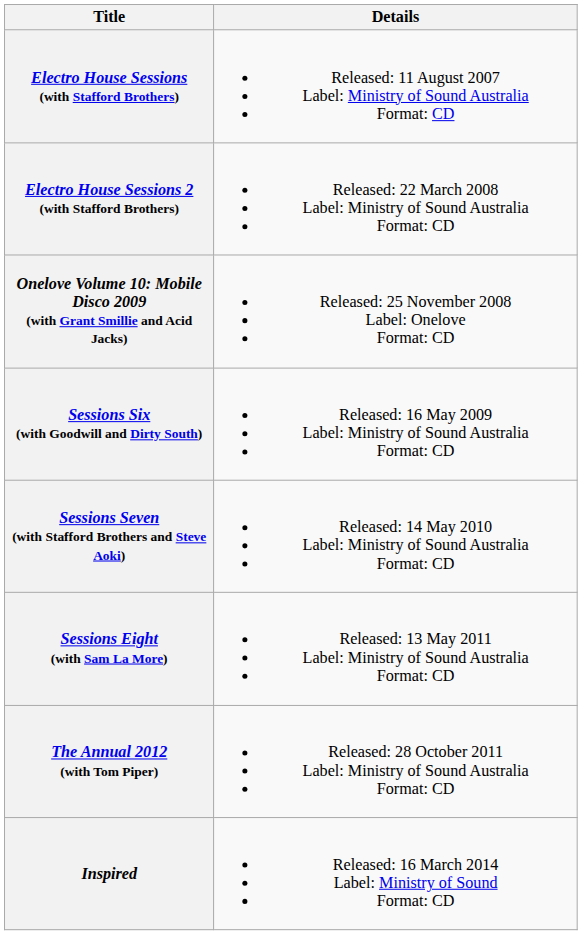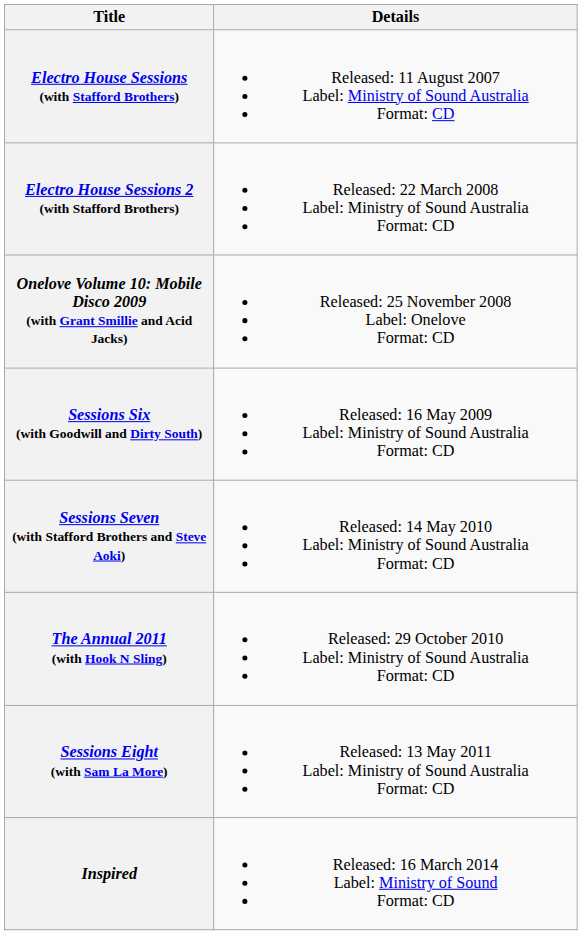+ row: (109, 648)
- row: (109, 761)
